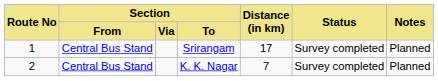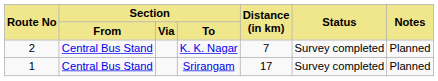rows swapped: (209, 48) <-> (209, 66)
